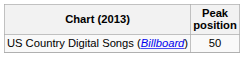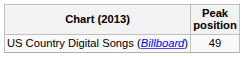(215, 43) 50 -> (215, 43) 49
